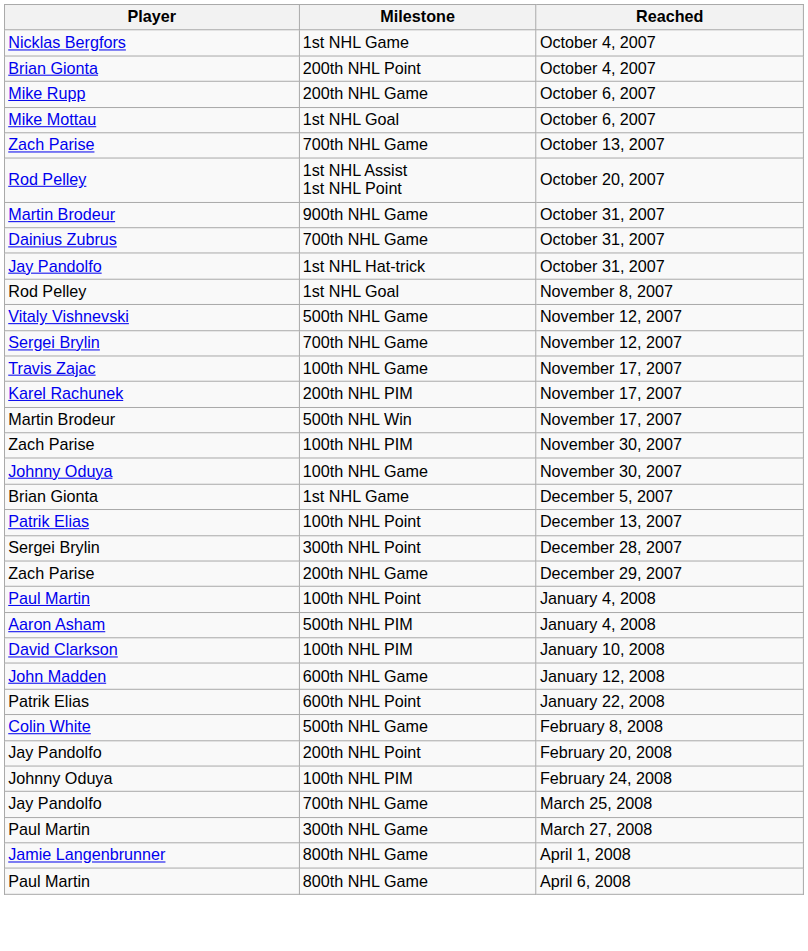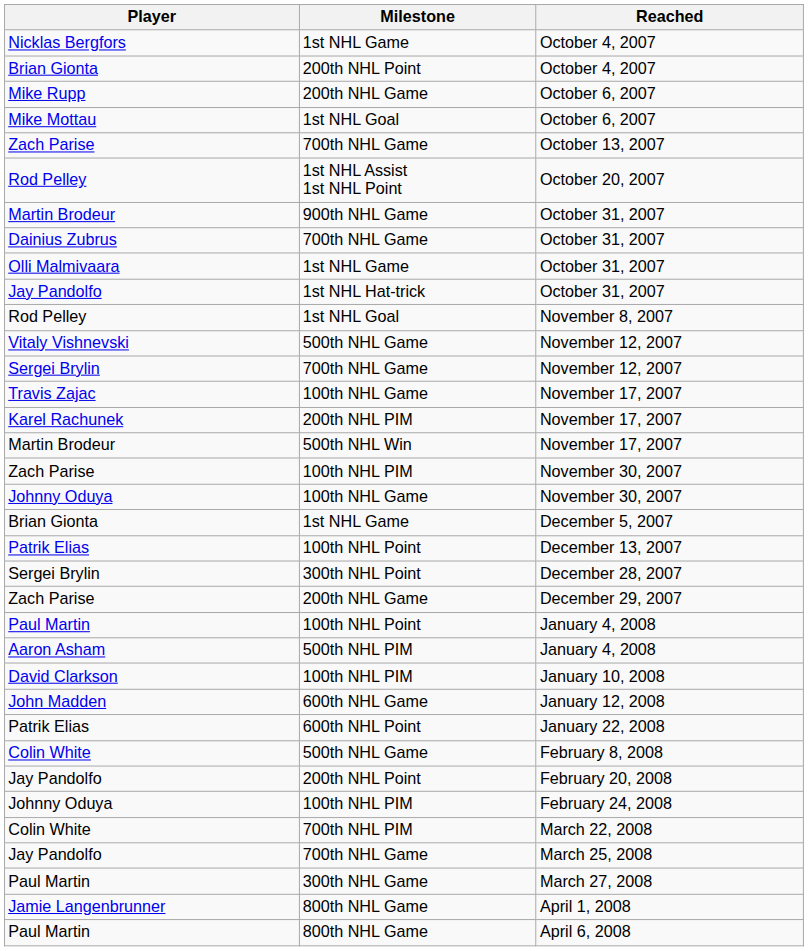+ row: (64, 266)
+ row: (50, 829)
